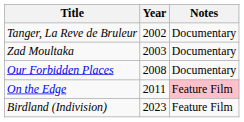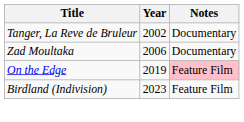(155, 51) 2003 -> (155, 51) 2006
- row: (60, 70)
(154, 88) 2011 -> (155, 70) 2019
